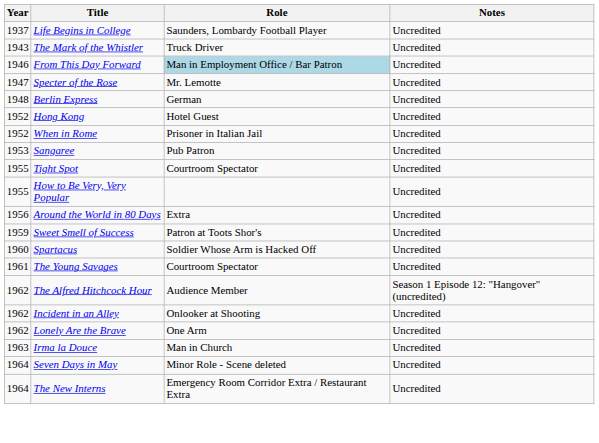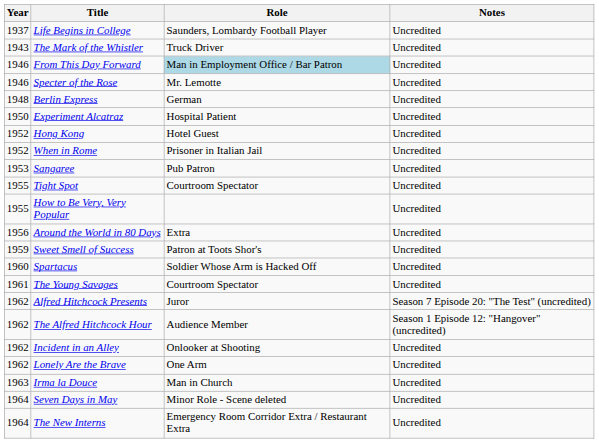(18, 82) 1947 -> (18, 82) 1946
+ row: (78, 116)
+ row: (90, 301)
